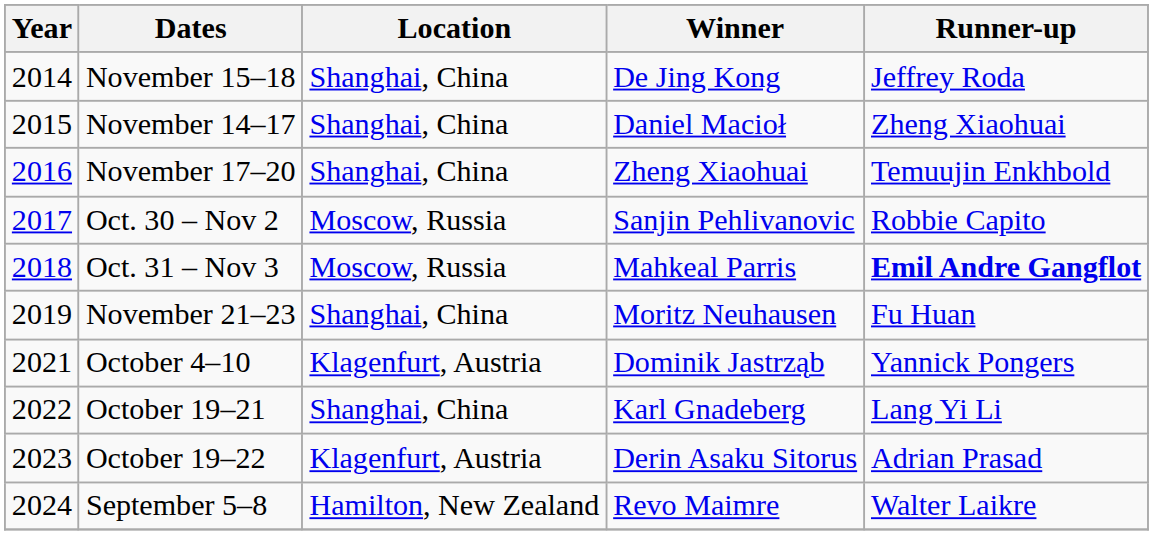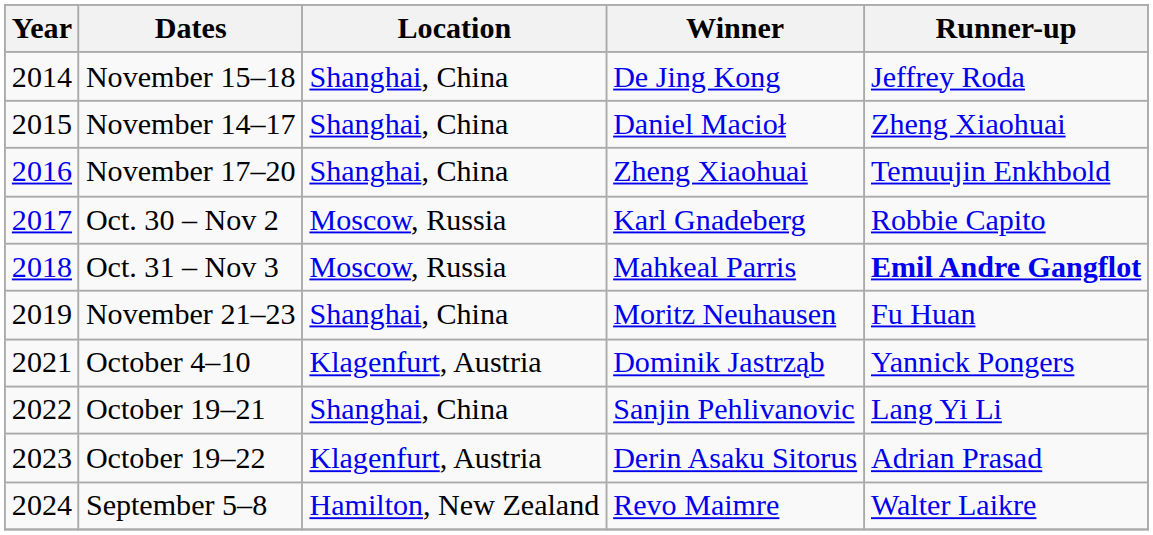(734, 219) Sanjin Pehlivanovic -> (709, 219) Karl Gnadeberg
(709, 409) Karl Gnadeberg -> (734, 409) Sanjin Pehlivanovic
